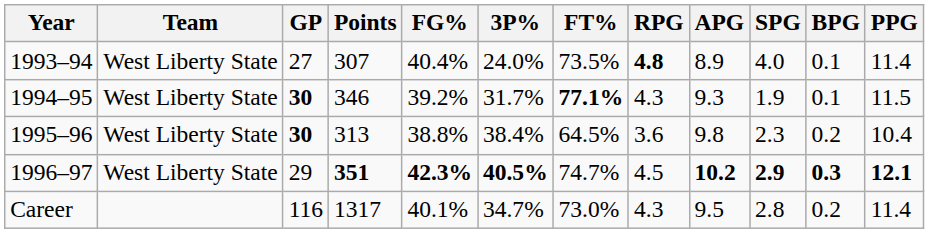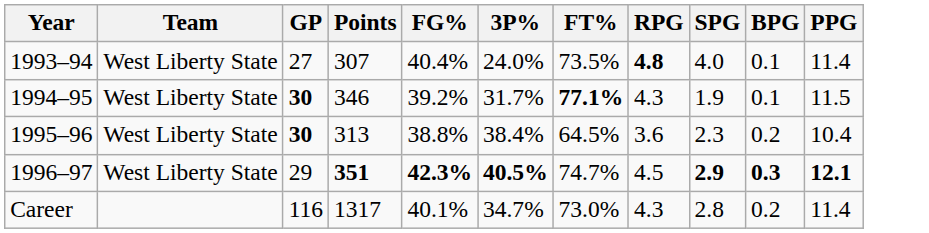- column: (719, 23)
